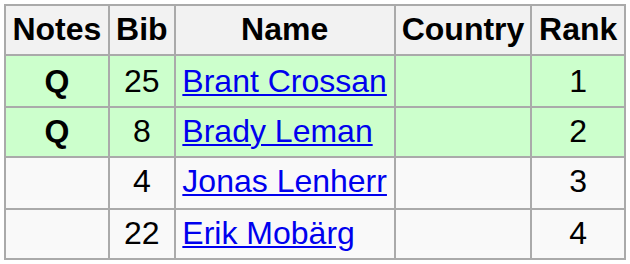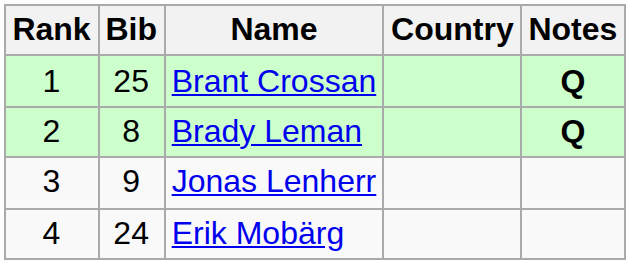columns swapped: (578, 29) <-> (57, 29)
(142, 182) 4 -> (131, 182) 9
(142, 232) 22 -> (131, 232) 24
